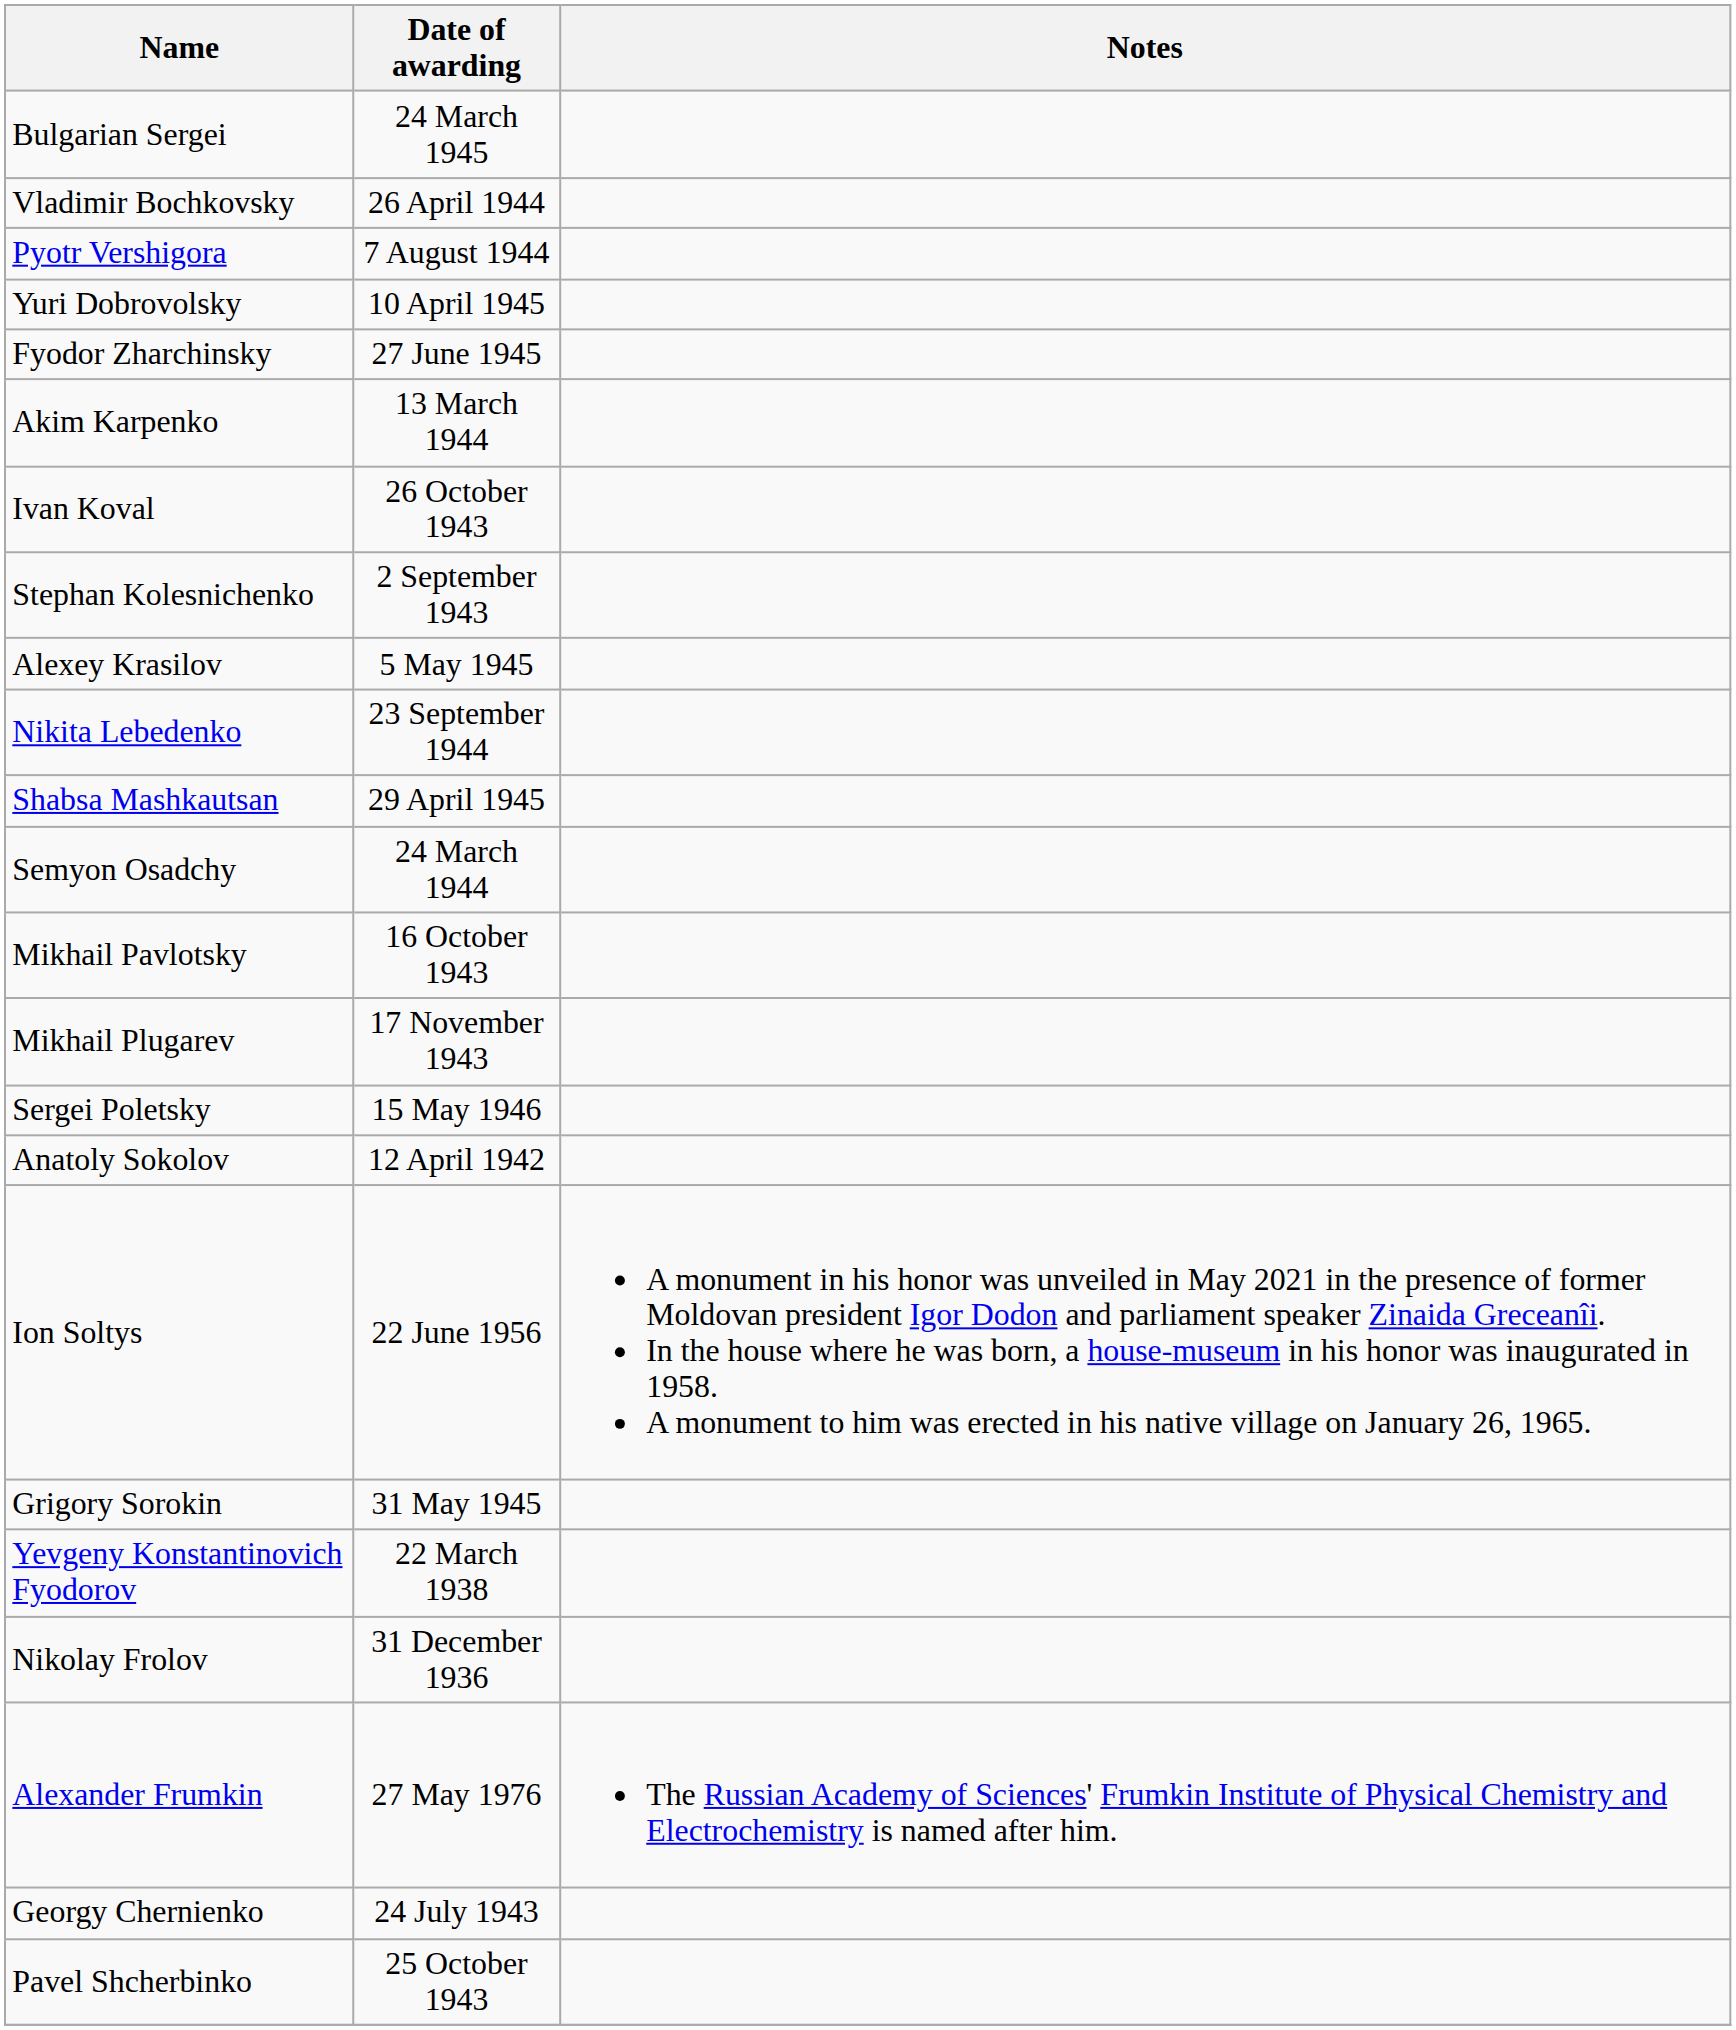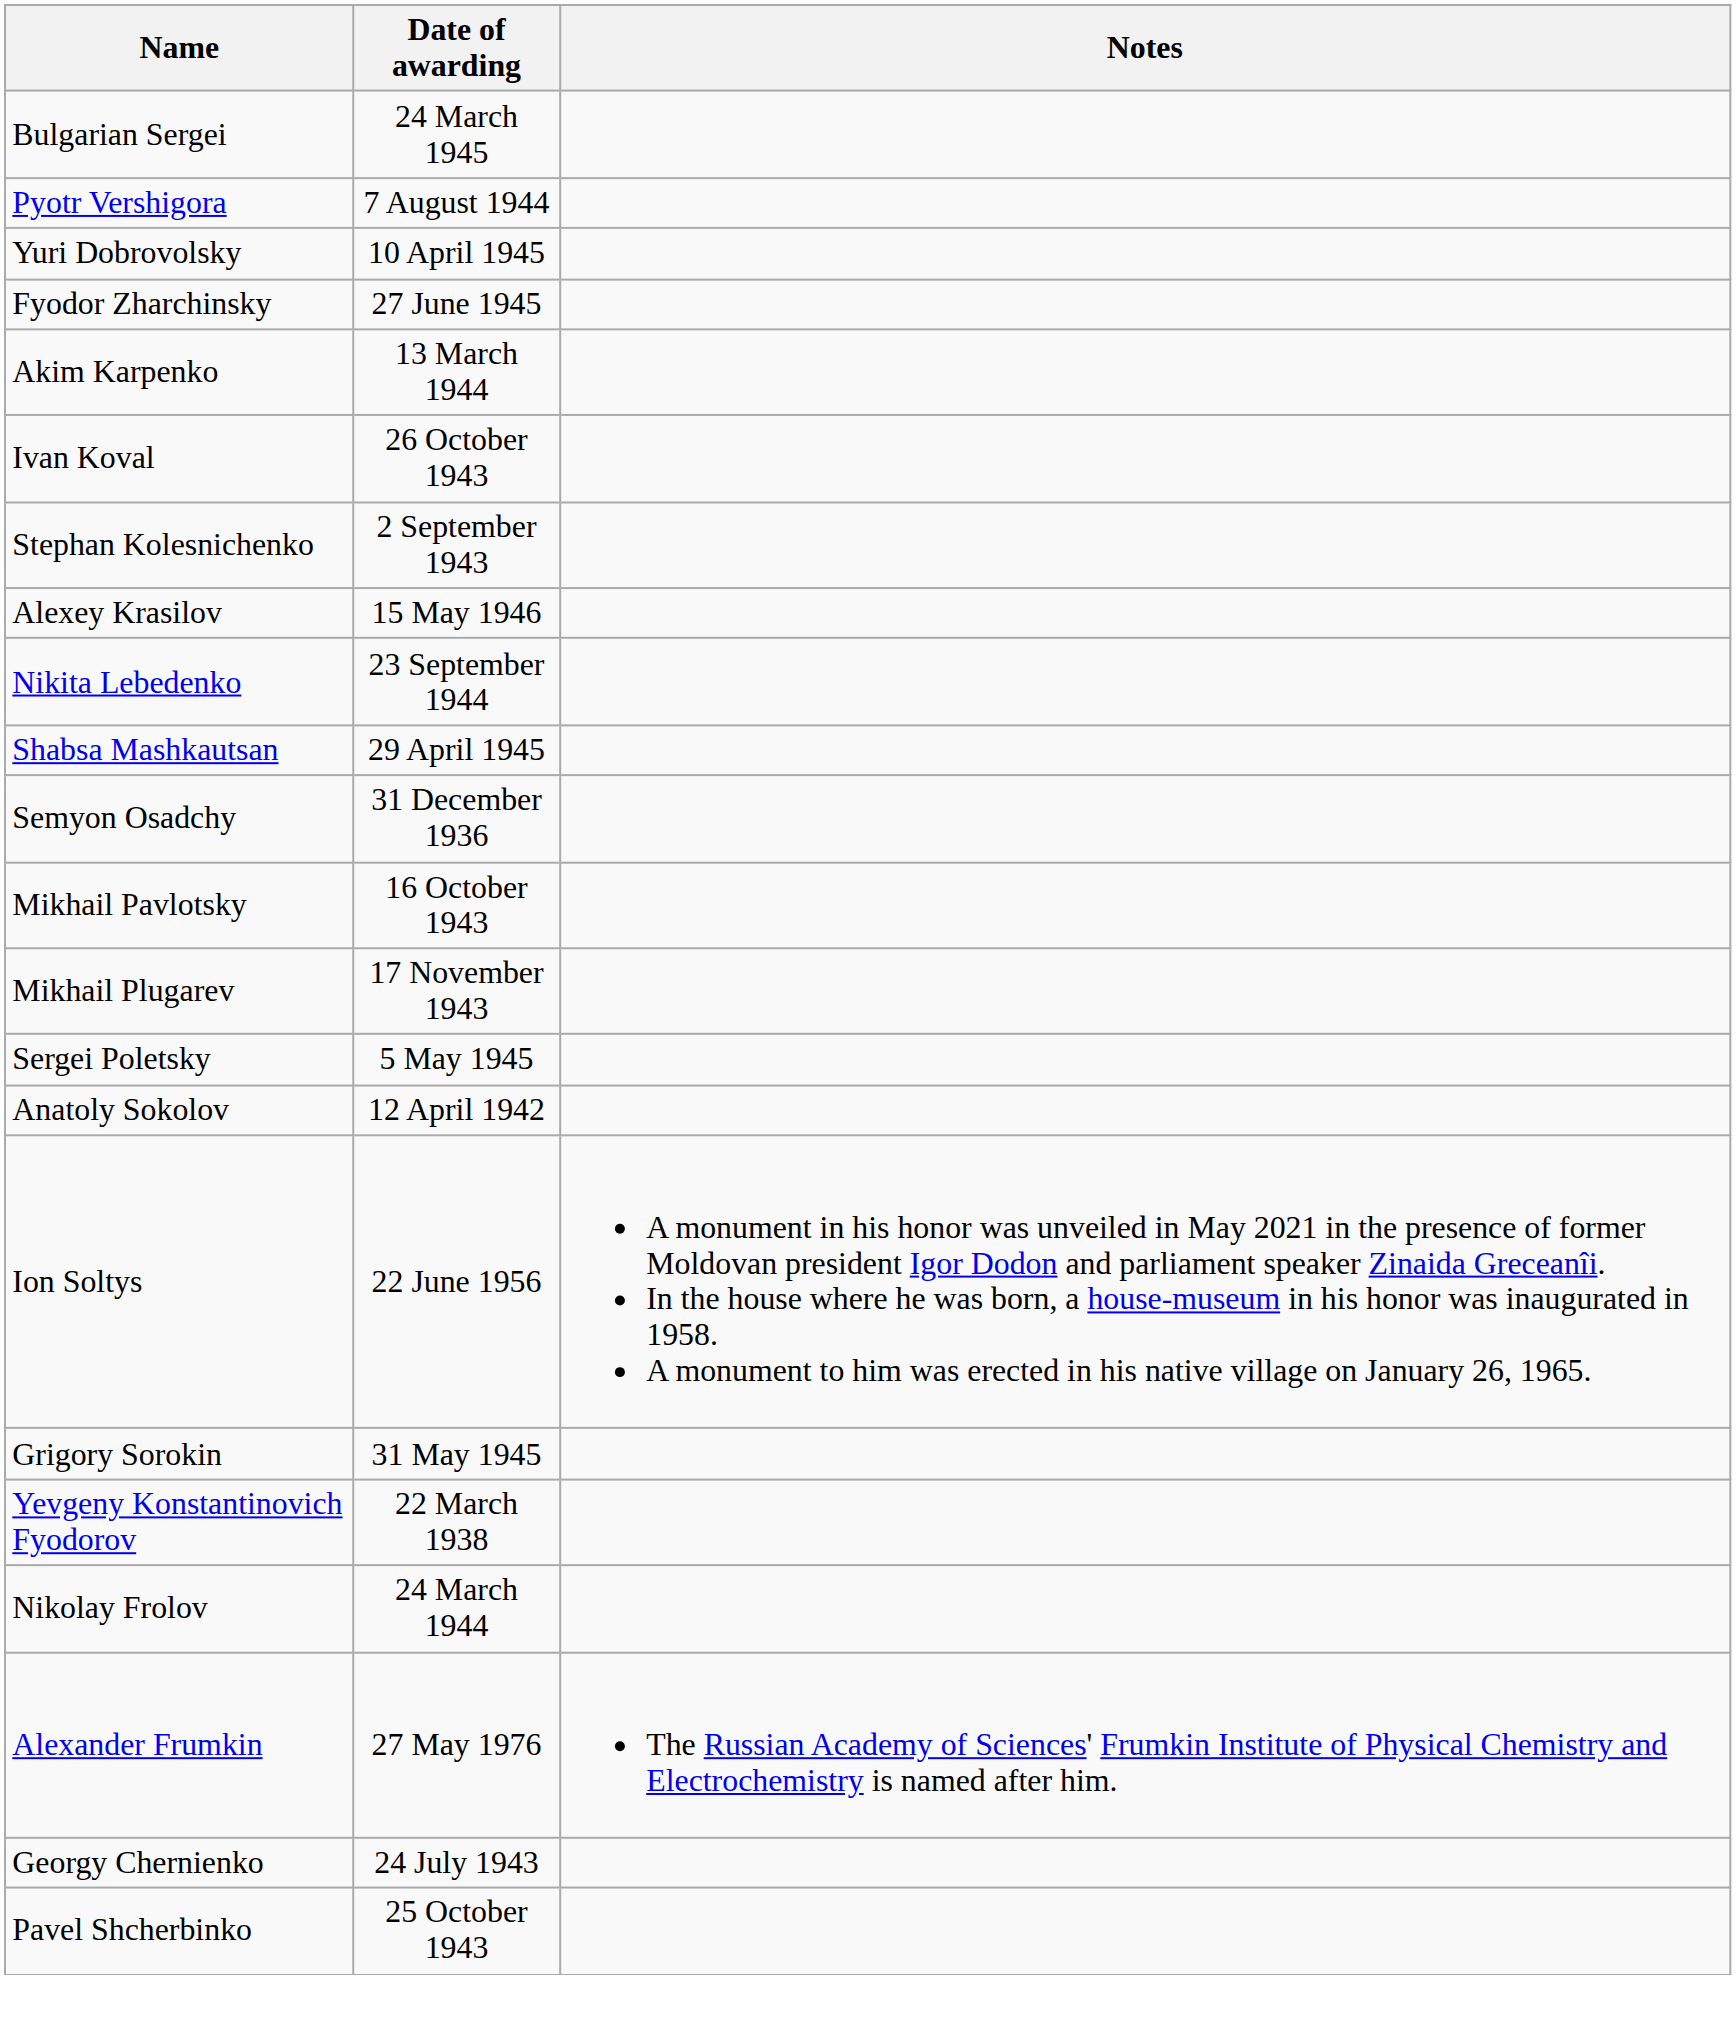- row: (153, 202)
(456, 663) 5 May 1945 -> (456, 612) 15 May 1946
(456, 868) 24 March 1944 -> (456, 818) 31 December 1936
(456, 1109) 15 May 1946 -> (456, 1059) 5 May 1945
(456, 1658) 31 December 1936 -> (456, 1608) 24 March 1944
